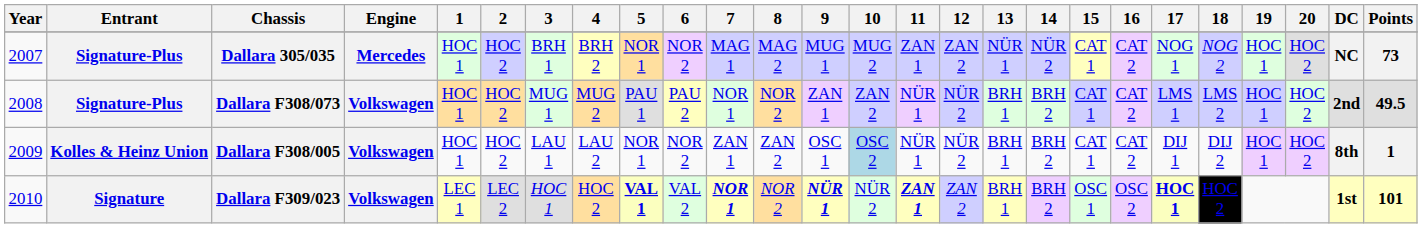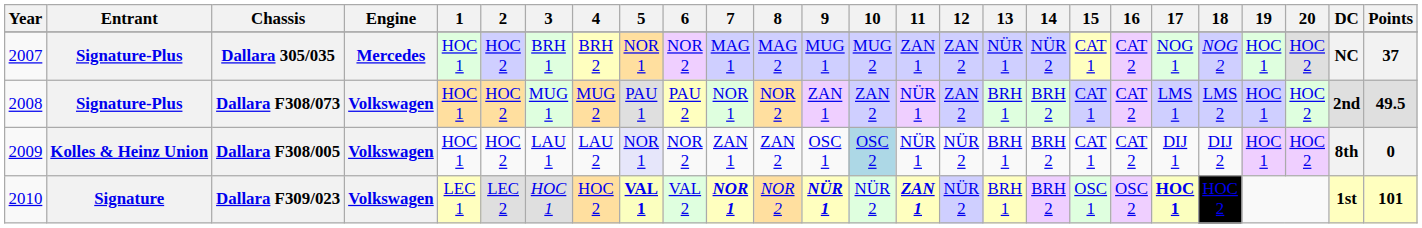(1391, 55) 73 -> (1391, 55) 37
(961, 103) NÜR 2 -> (961, 103) ZAN 2
(641, 151) no background -> (641, 151) lavender background
(1391, 151) 1 -> (1391, 151) 0
(961, 198) ZAN 2 -> (961, 198) NÜR 2
